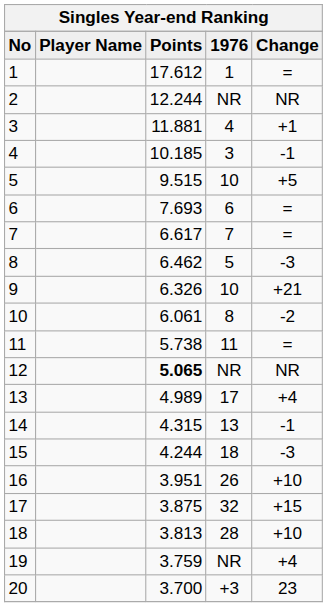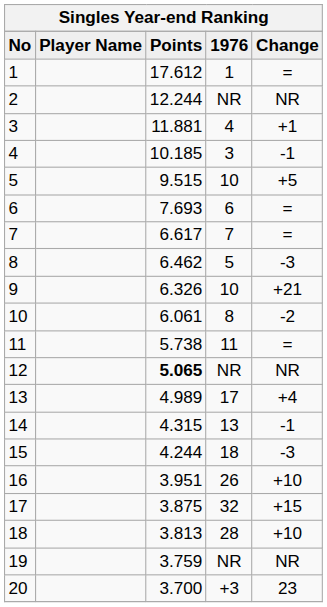(287, 561) +4 -> (287, 561) NR
